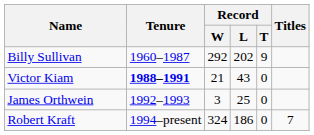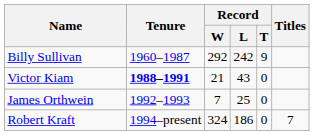(243, 57) 202 -> (243, 57) 242
(217, 99) 3 -> (217, 99) 7
